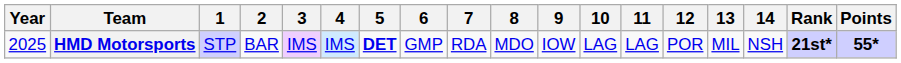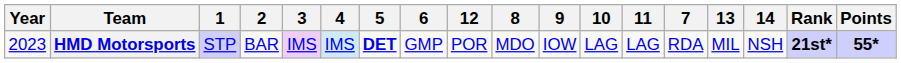columns swapped: (469, 18) <-> (685, 18)
(27, 44) 2025 -> (27, 44) 2023
